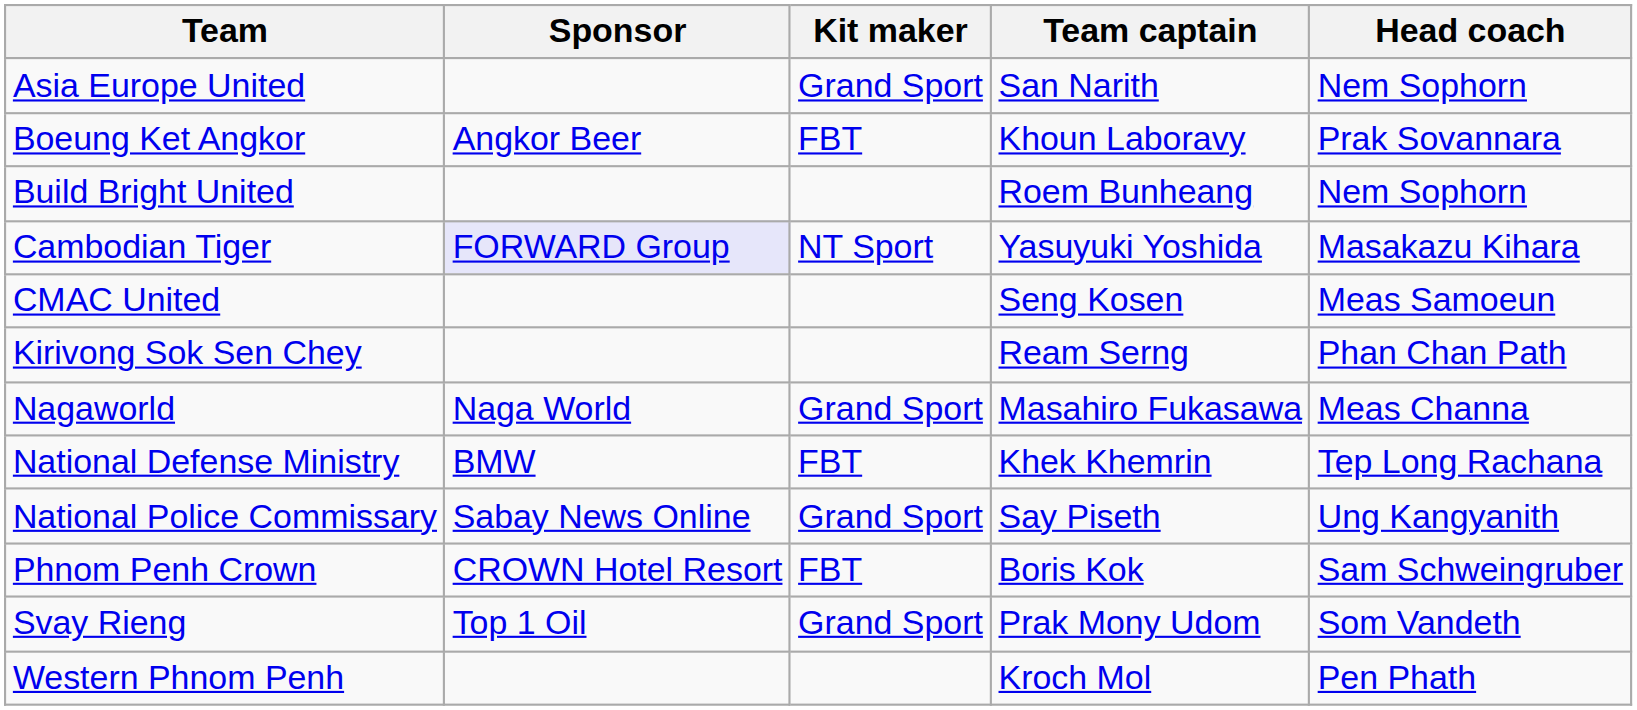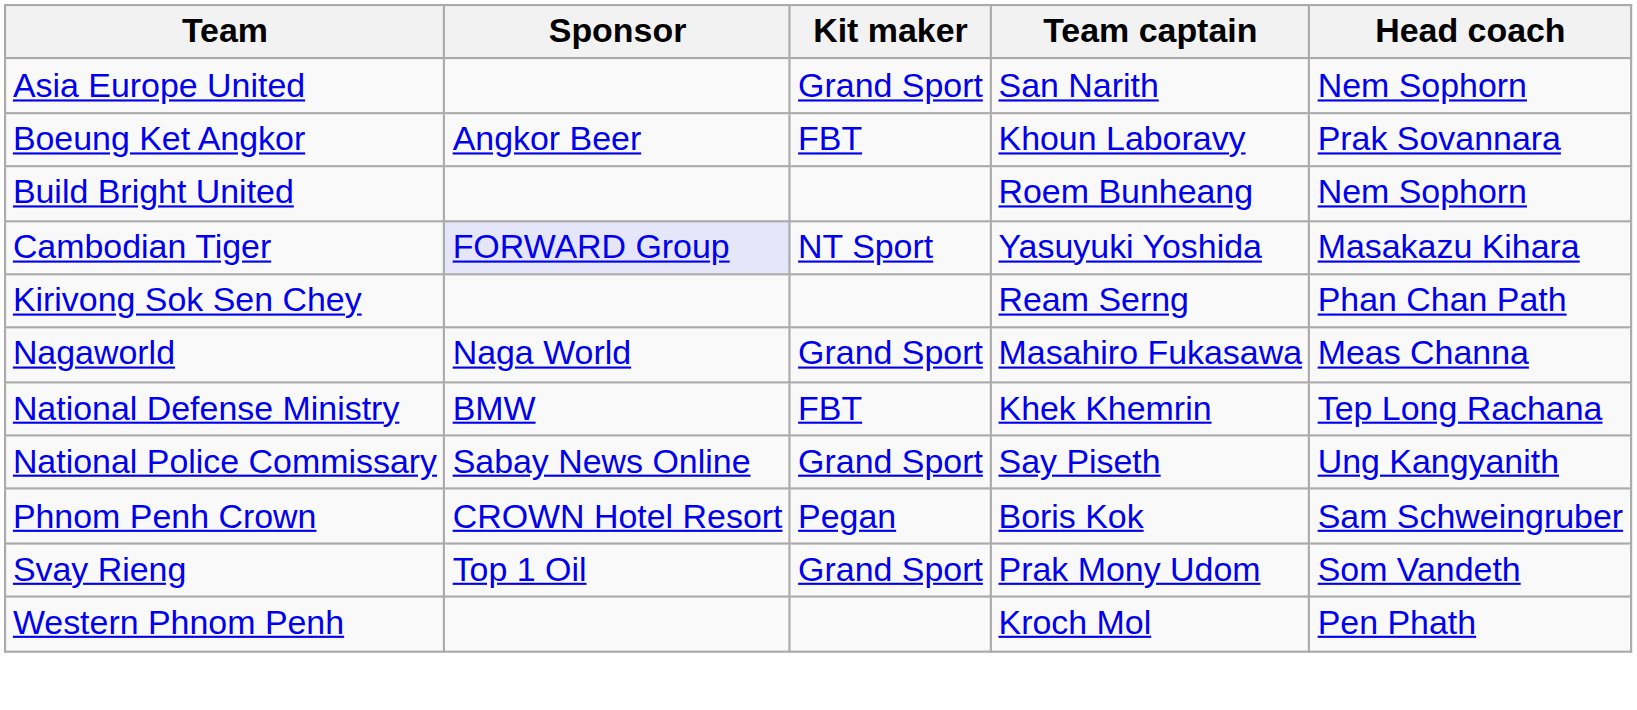- row: (117, 300)
(830, 569) FBT -> (847, 515) Pegan
